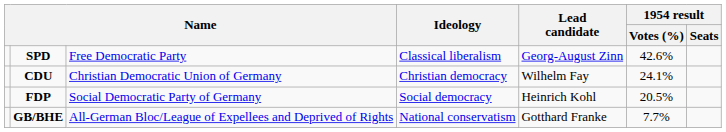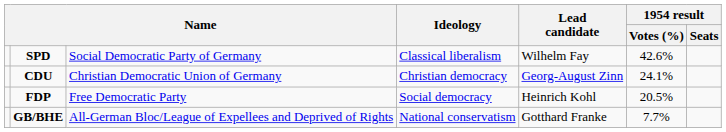(128, 55) Free Democratic Party -> (165, 55) Social Democratic Party of Germany
(572, 55) Georg-August Zinn -> (555, 55) Wilhelm Fay
(555, 76) Wilhelm Fay -> (572, 76) Georg-August Zinn
(165, 96) Social Democratic Party of Germany -> (128, 96) Free Democratic Party
